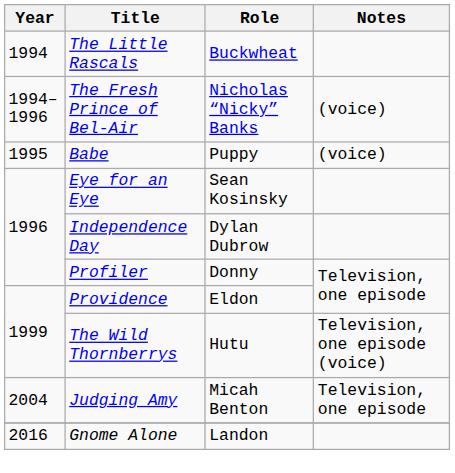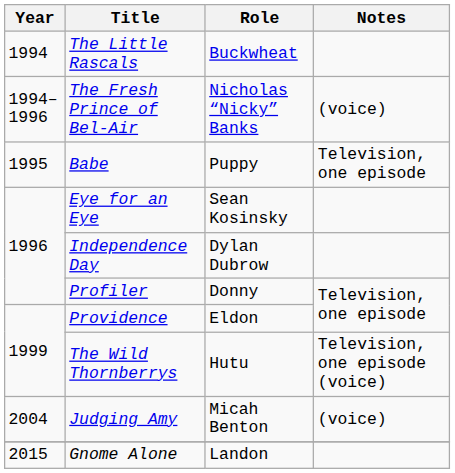(352, 155) (voice) -> (372, 164) Television, one episode
(372, 400) Television, one episode -> (352, 419) (voice)
(28, 436) 2016 -> (28, 455) 2015
